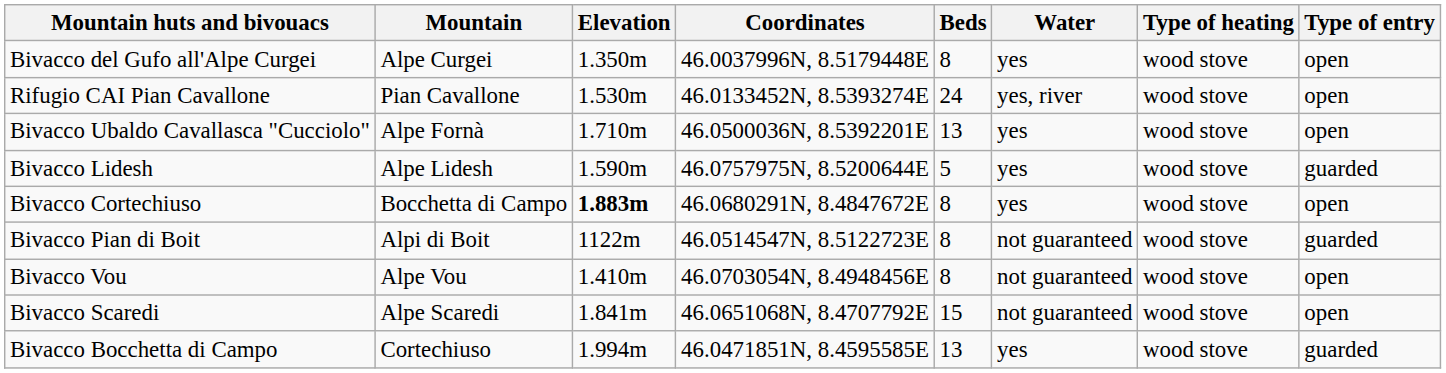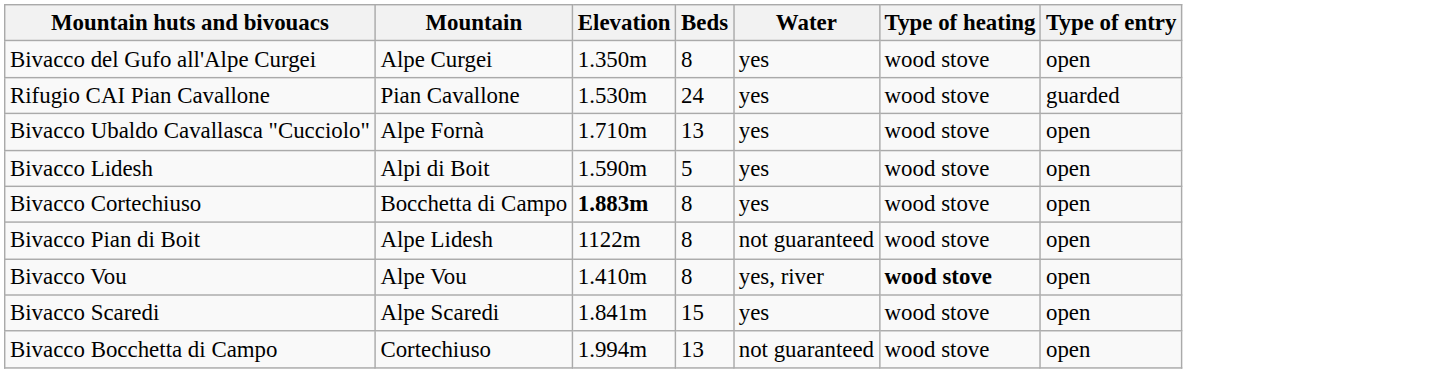- column: (805, 22)
(1040, 95) yes, river -> (754, 95) yes
(1327, 95) open -> (1083, 95) guarded
(437, 167) Alpe Lidesh -> (435, 167) Alpi di Boit
(1341, 167) guarded -> (1068, 167) open
(435, 240) Alpi di Boit -> (437, 240) Alpe Lidesh
(1341, 240) guarded -> (1068, 240) open
(1065, 276) not guaranteed -> (781, 276) yes, river
(1195, 276) normal -> (938, 276) bold
(1065, 312) not guaranteed -> (754, 312) yes
(1012, 349) yes -> (806, 349) not guaranteed
(1341, 349) guarded -> (1068, 349) open
